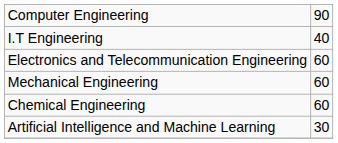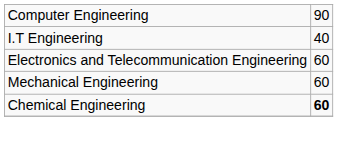(322, 104) normal -> (322, 104) bold
- row: (142, 127)
